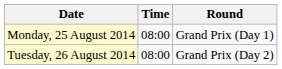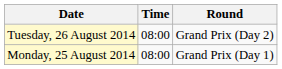rows swapped: (71, 34) <-> (71, 54)
